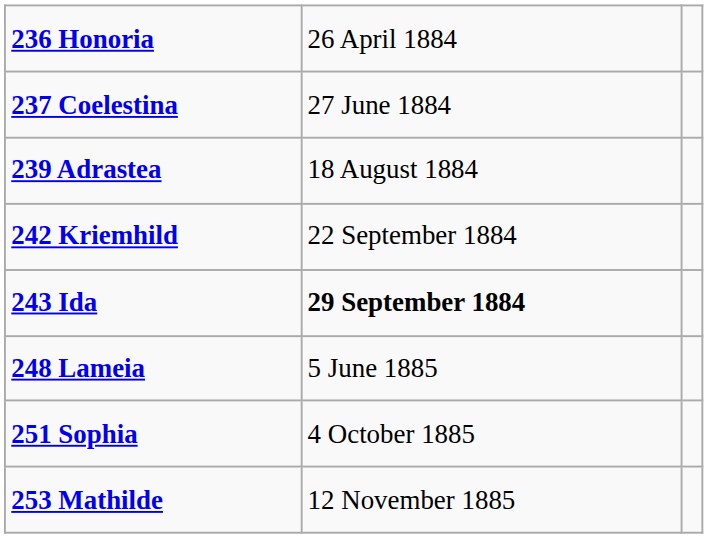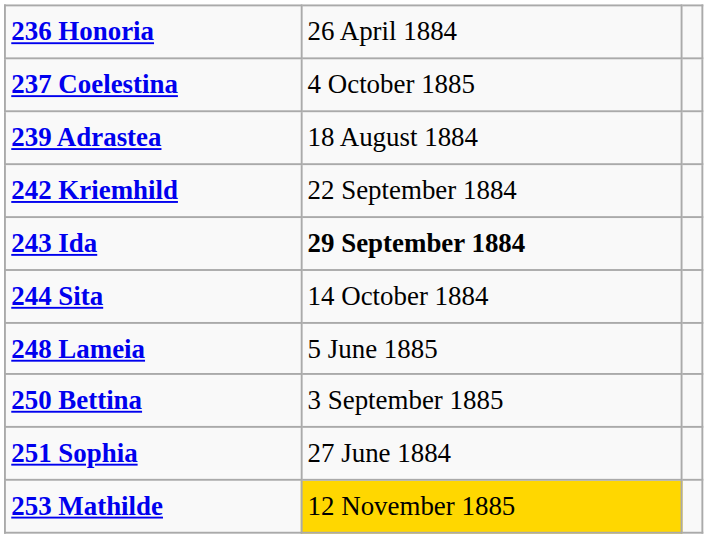(379, 104) 27 June 1884 -> (391, 84) 4 October 1885
+ row: (57, 295)
+ row: (77, 400)
(391, 433) 4 October 1885 -> (379, 453) 27 June 1884
(411, 499) no background -> (411, 506) gold background
